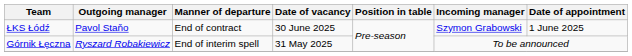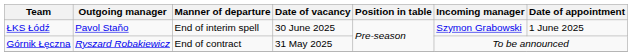(208, 28) End of contract -> (217, 28) End of interim spell
(217, 43) End of interim spell -> (208, 43) End of contract
